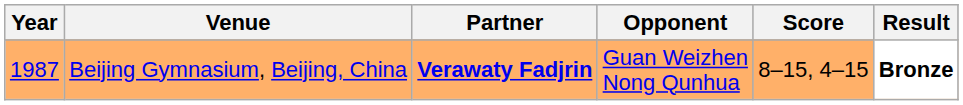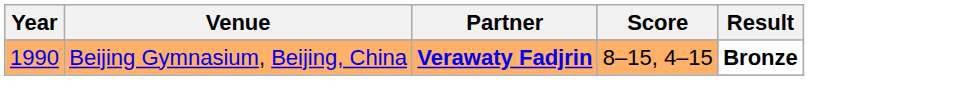- column: (675, 23)
(34, 70) 1987 -> (34, 57) 1990
